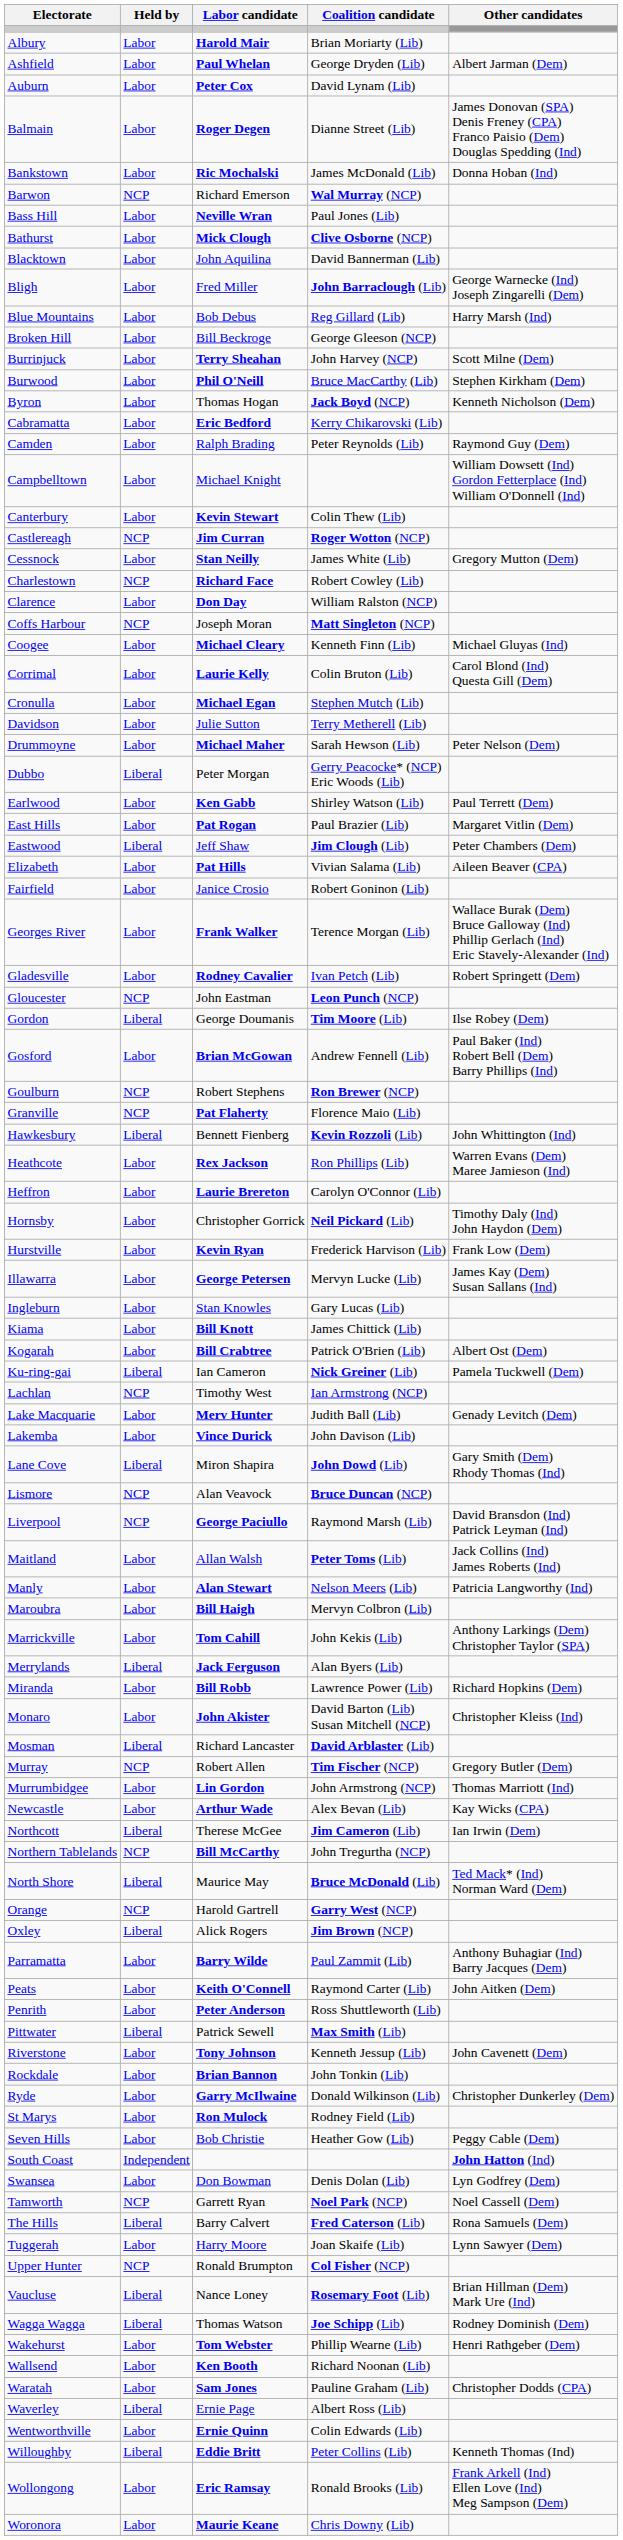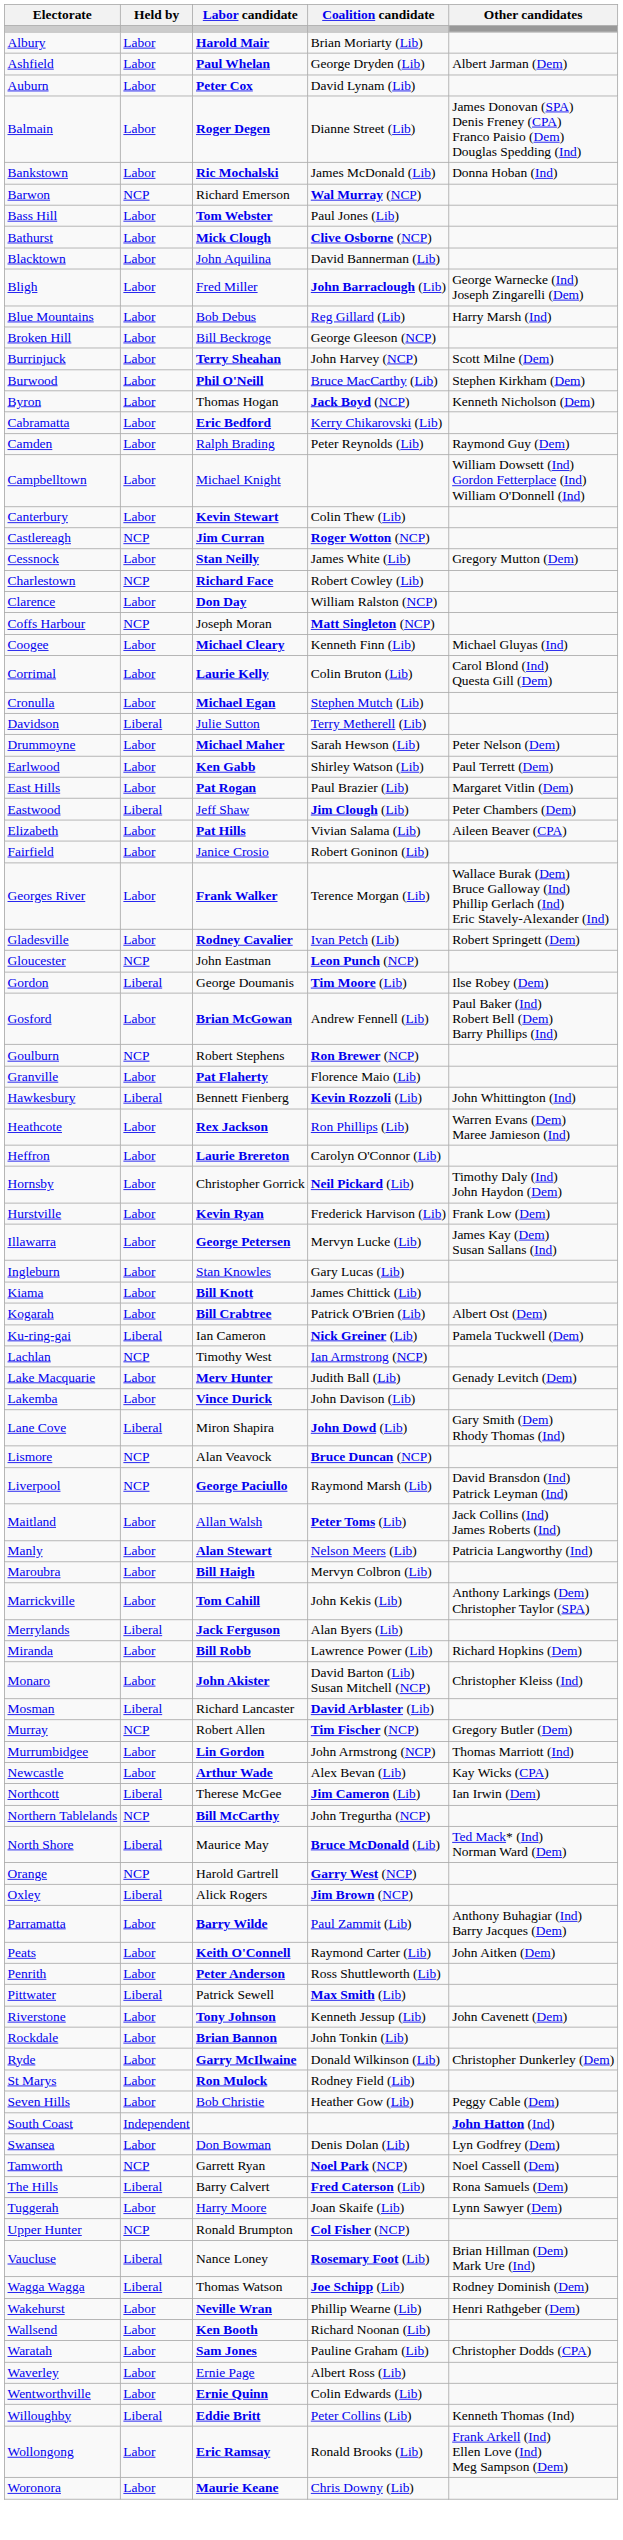(234, 215) Neville Wran -> (234, 215) Tom Webster
(139, 724) Labor -> (143, 724) Liberal
- row: (26, 774)
(136, 1113) NCP -> (139, 1076) Labor
(234, 2345) Tom Webster -> (234, 2308) Neville Wran
(143, 2409) Liberal -> (139, 2372) Labor
